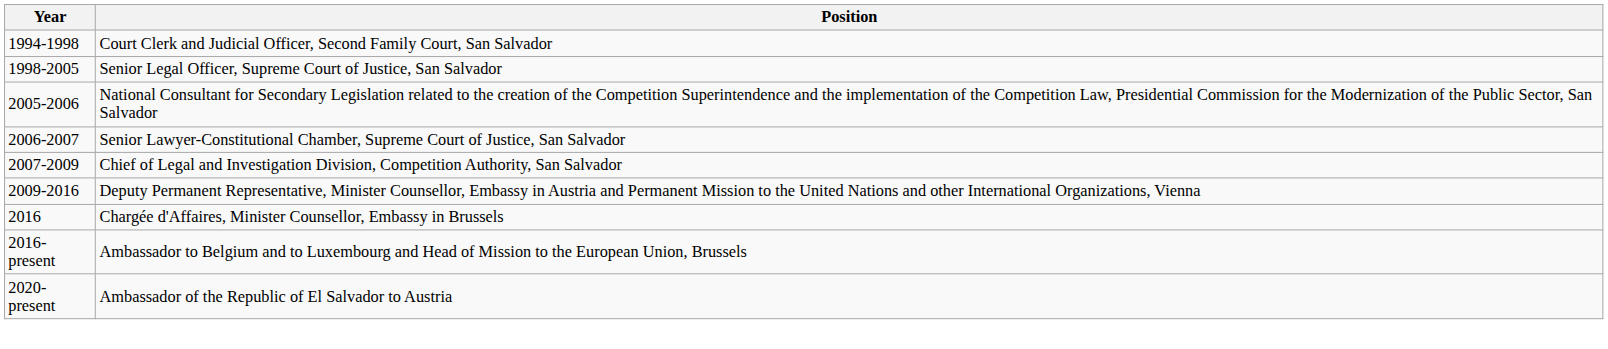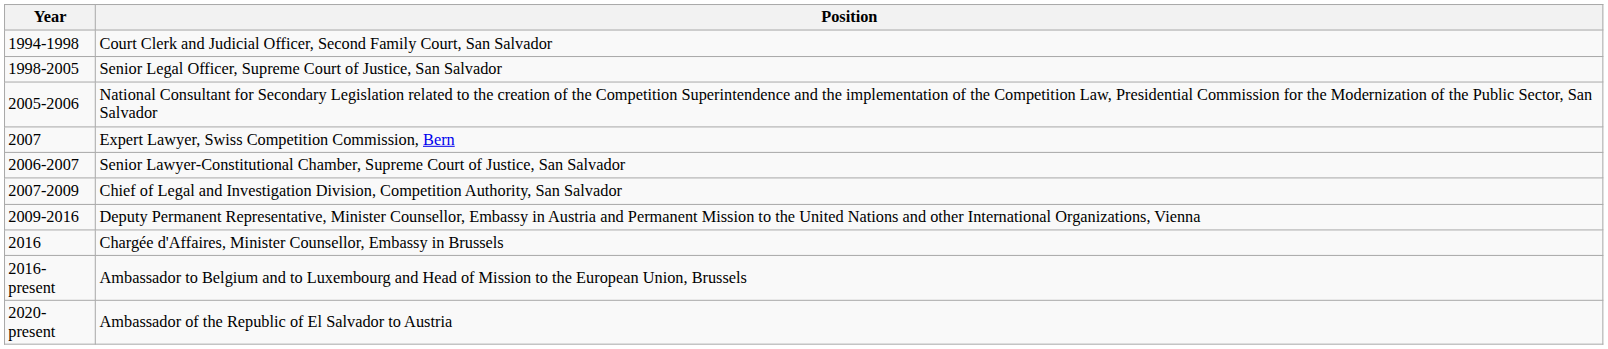+ row: (277, 139)
